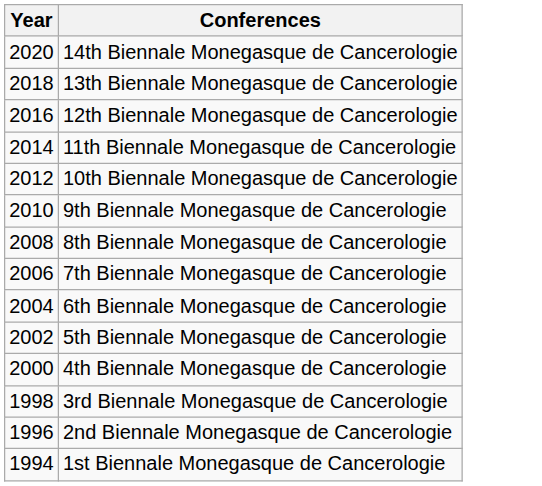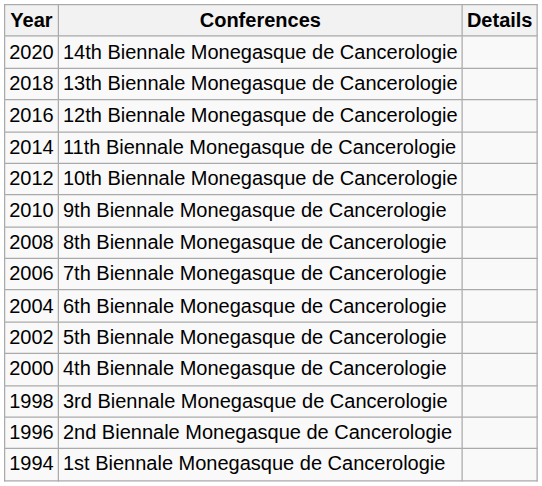+ column: (500, 20)
